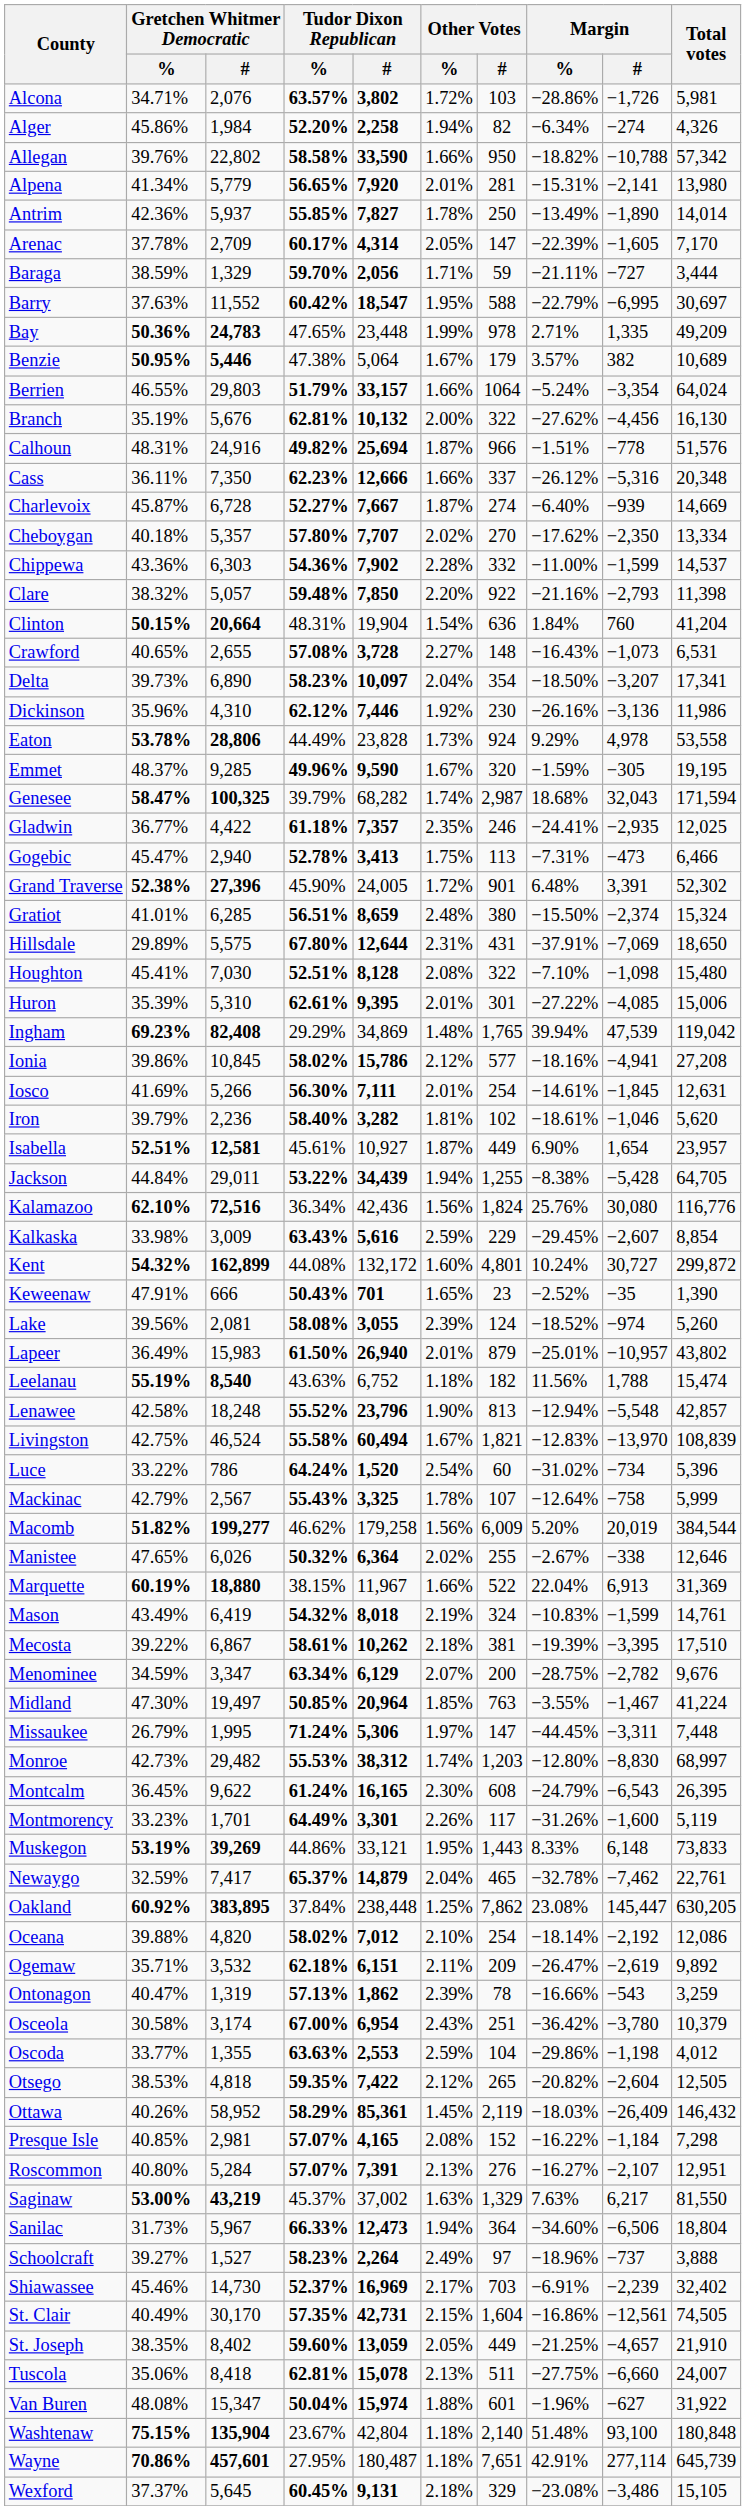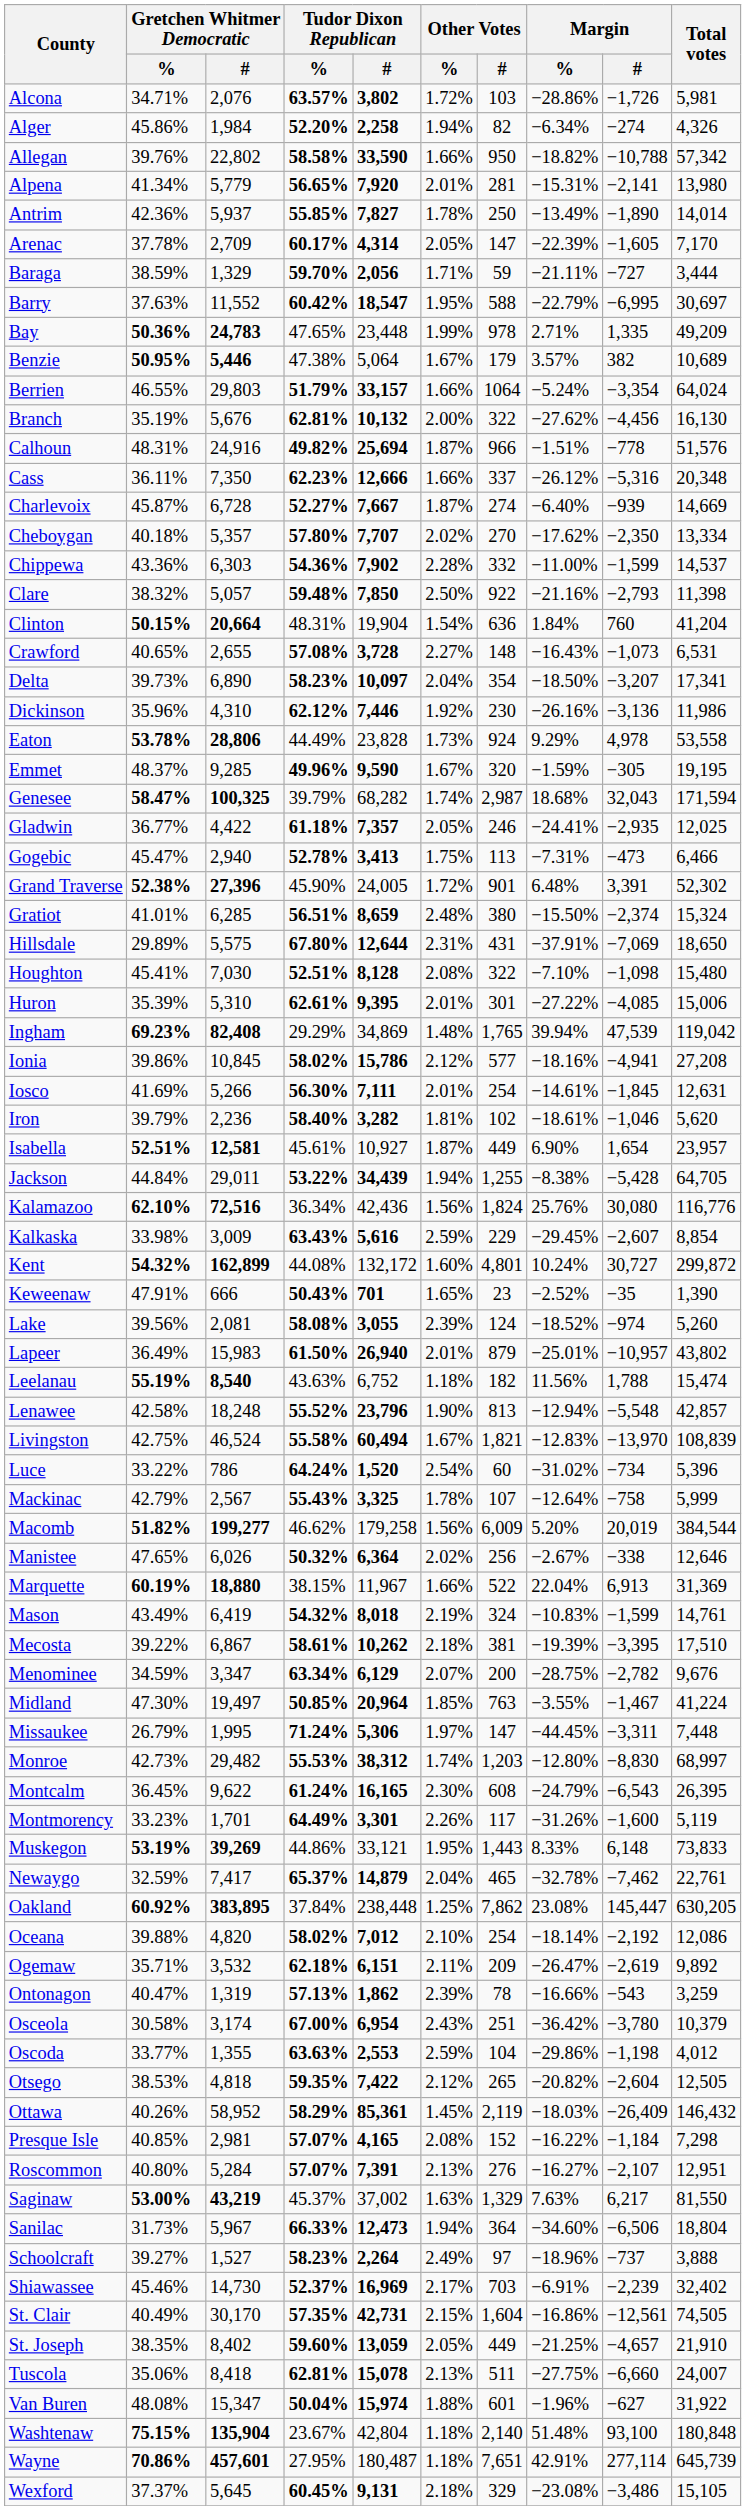(449, 594) 2.20% -> (449, 594) 2.50%
(449, 827) 2.35% -> (449, 827) 2.05%
(502, 1557) 255 -> (502, 1557) 256
